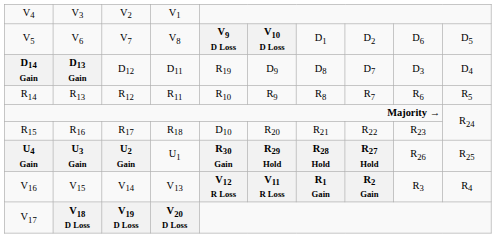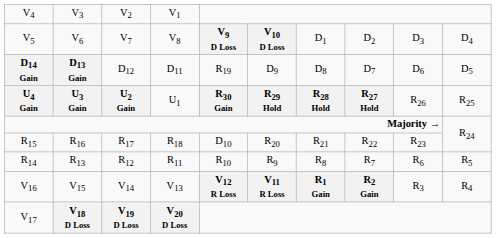(418, 39) D6 -> (418, 39) D3
(467, 39) D5 -> (467, 39) D4
(418, 70) D3 -> (418, 70) D6
(467, 70) D4 -> (467, 70) D5
rows swapped: (77, 155) <-> (77, 95)
